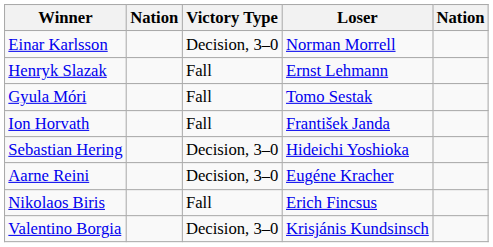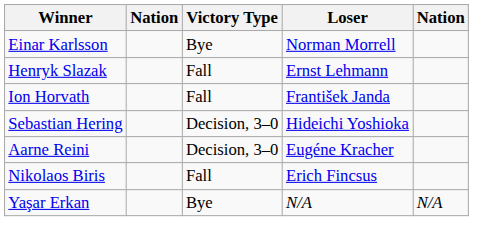(232, 44) Decision, 3–0 -> (199, 44) Bye
- row: (47, 96)
- row: (65, 228)
+ row: (49, 202)
